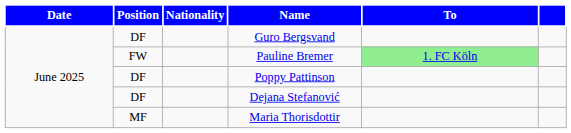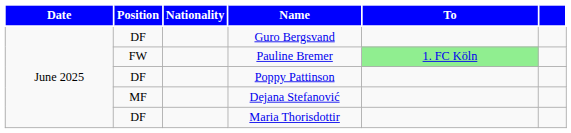(138, 97) DF -> (138, 97) MF
(138, 117) MF -> (138, 117) DF
